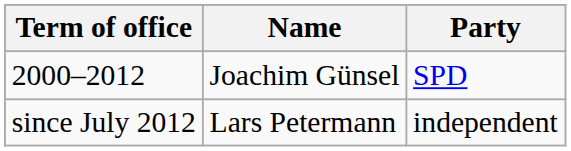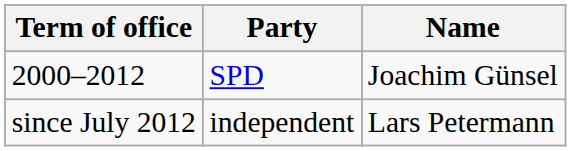columns swapped: (304, 27) <-> (485, 27)
